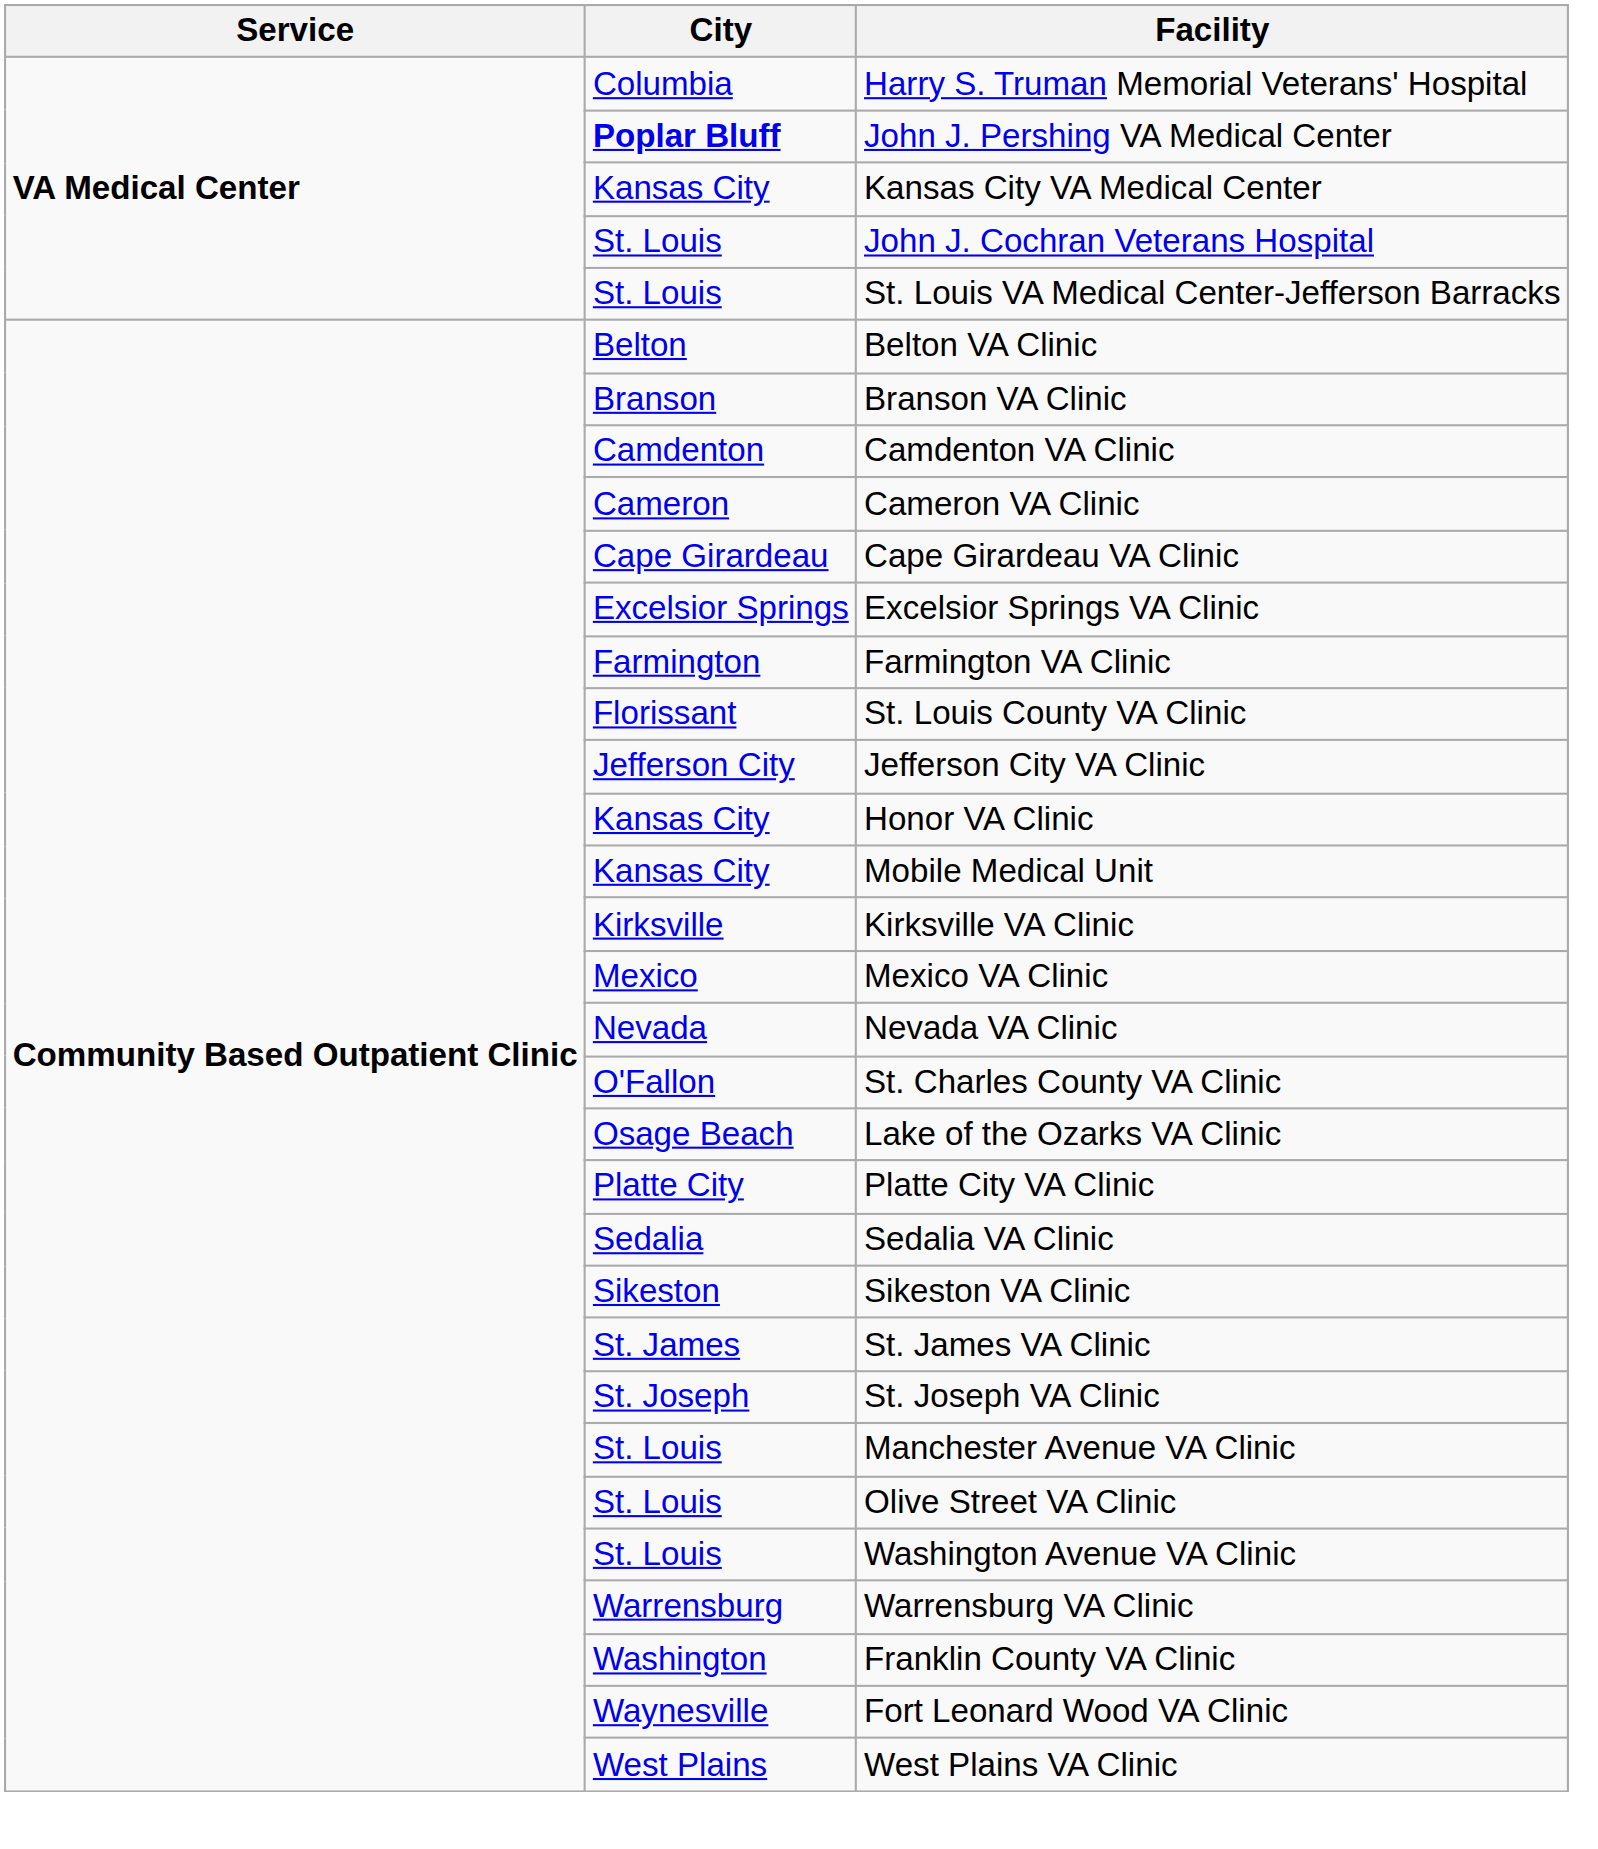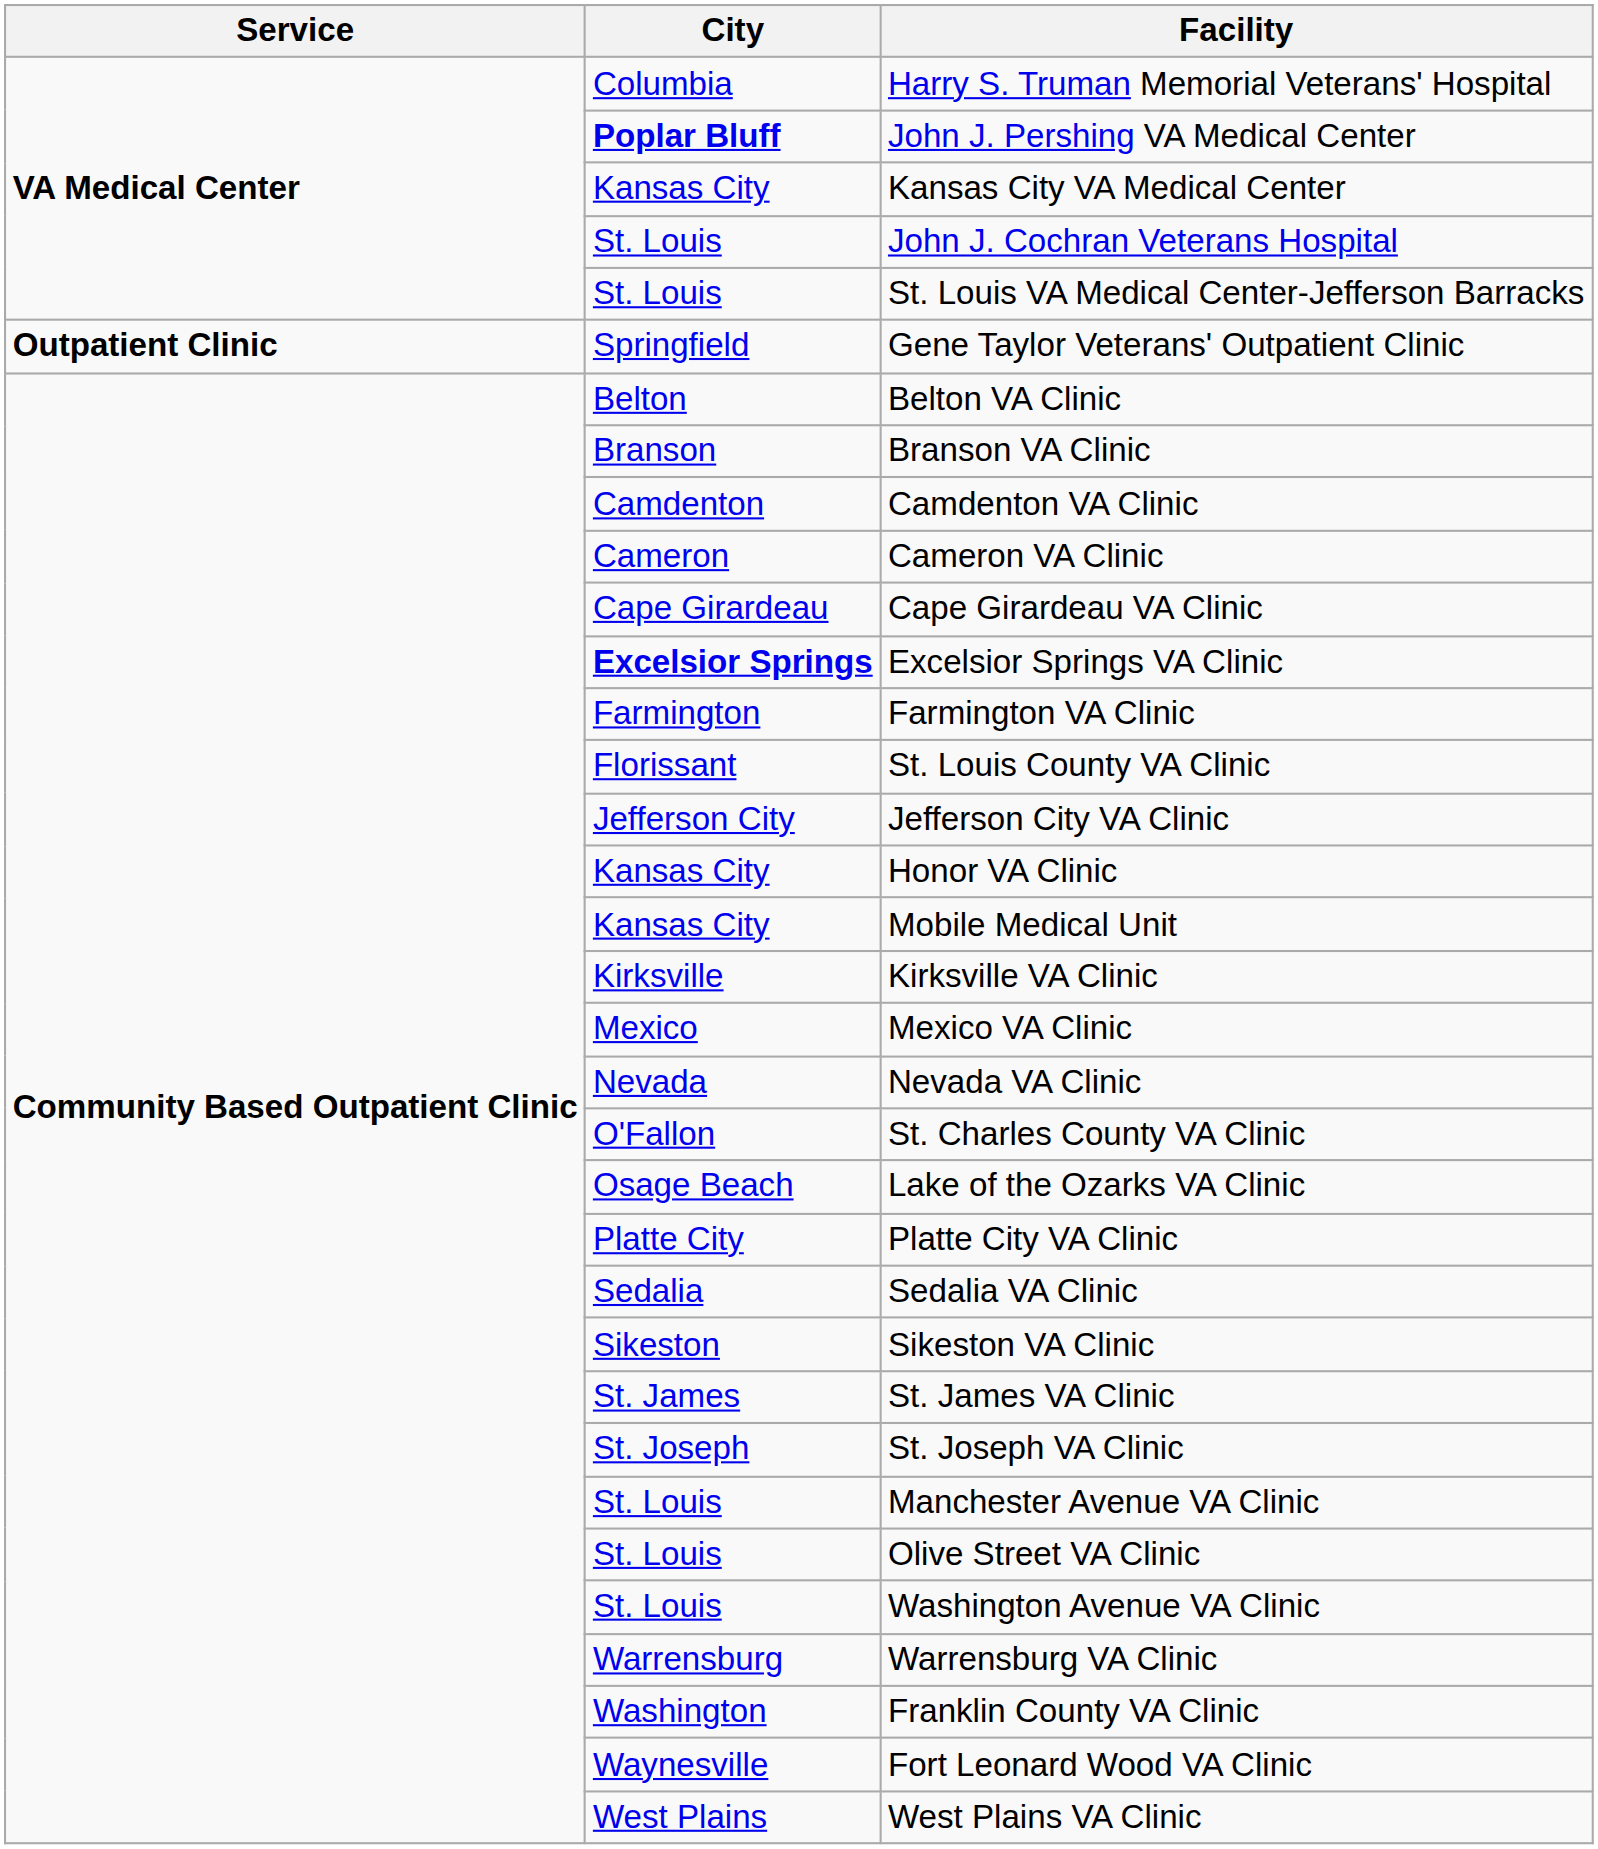+ row: (1176, 345)
(721, 608) normal -> (733, 661) bold
